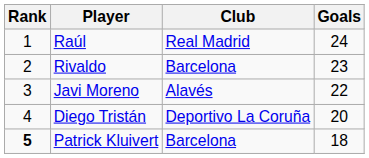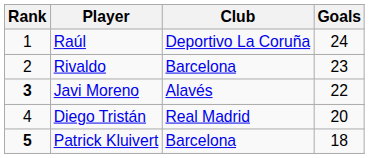(208, 41) Real Madrid -> (238, 41) Deportivo La Coruña
(27, 91) normal -> (27, 91) bold
(238, 116) Deportivo La Coruña -> (208, 116) Real Madrid
